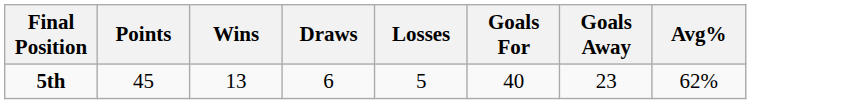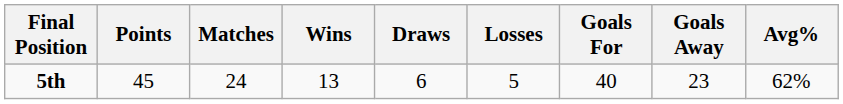+ column: (236, 34)
